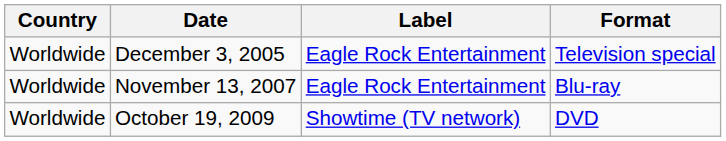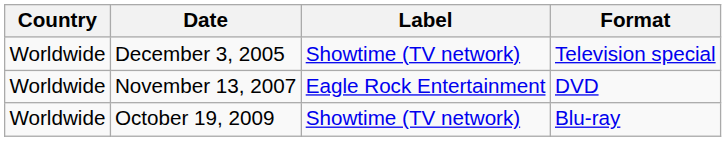(426, 53) Eagle Rock Entertainment -> (413, 53) Showtime (TV network)
(588, 86) Blu-ray -> (577, 86) DVD
(577, 119) DVD -> (588, 119) Blu-ray
